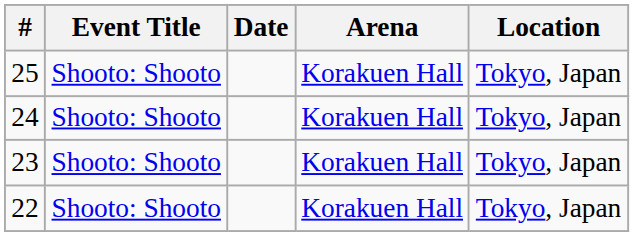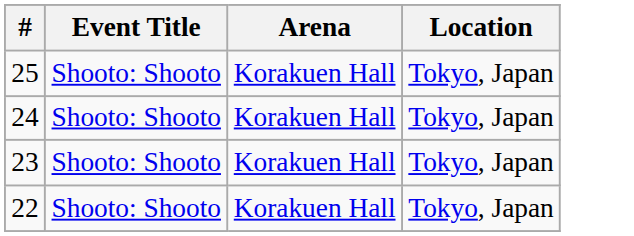- column: (261, 27)
